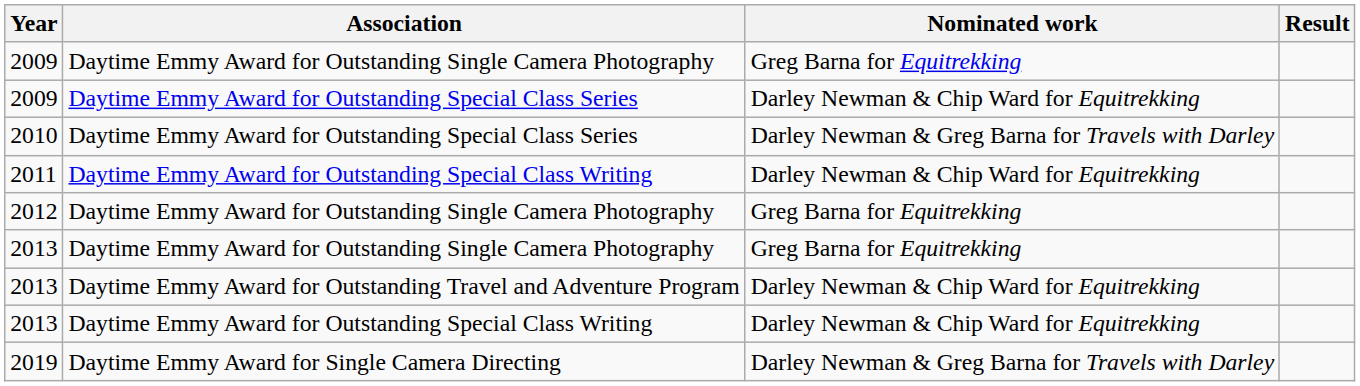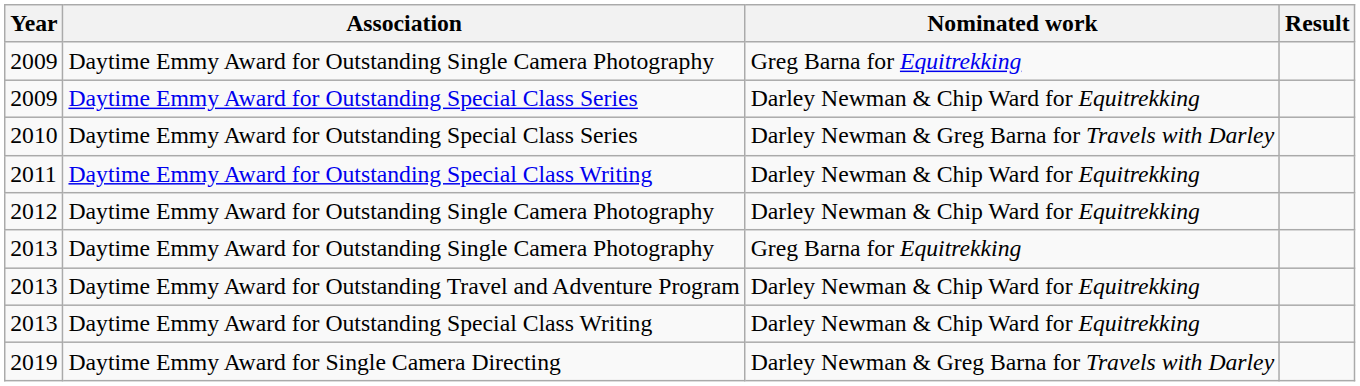(886, 211) Greg Barna for Equitrekking -> (975, 211) Darley Newman & Chip Ward for Equitrekking
